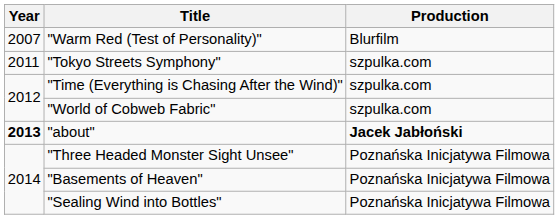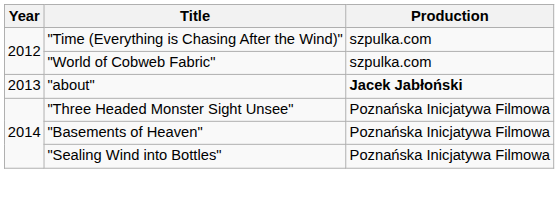- row: (155, 39)
- row: (134, 62)
(24, 132) bold -> (24, 86) normal
